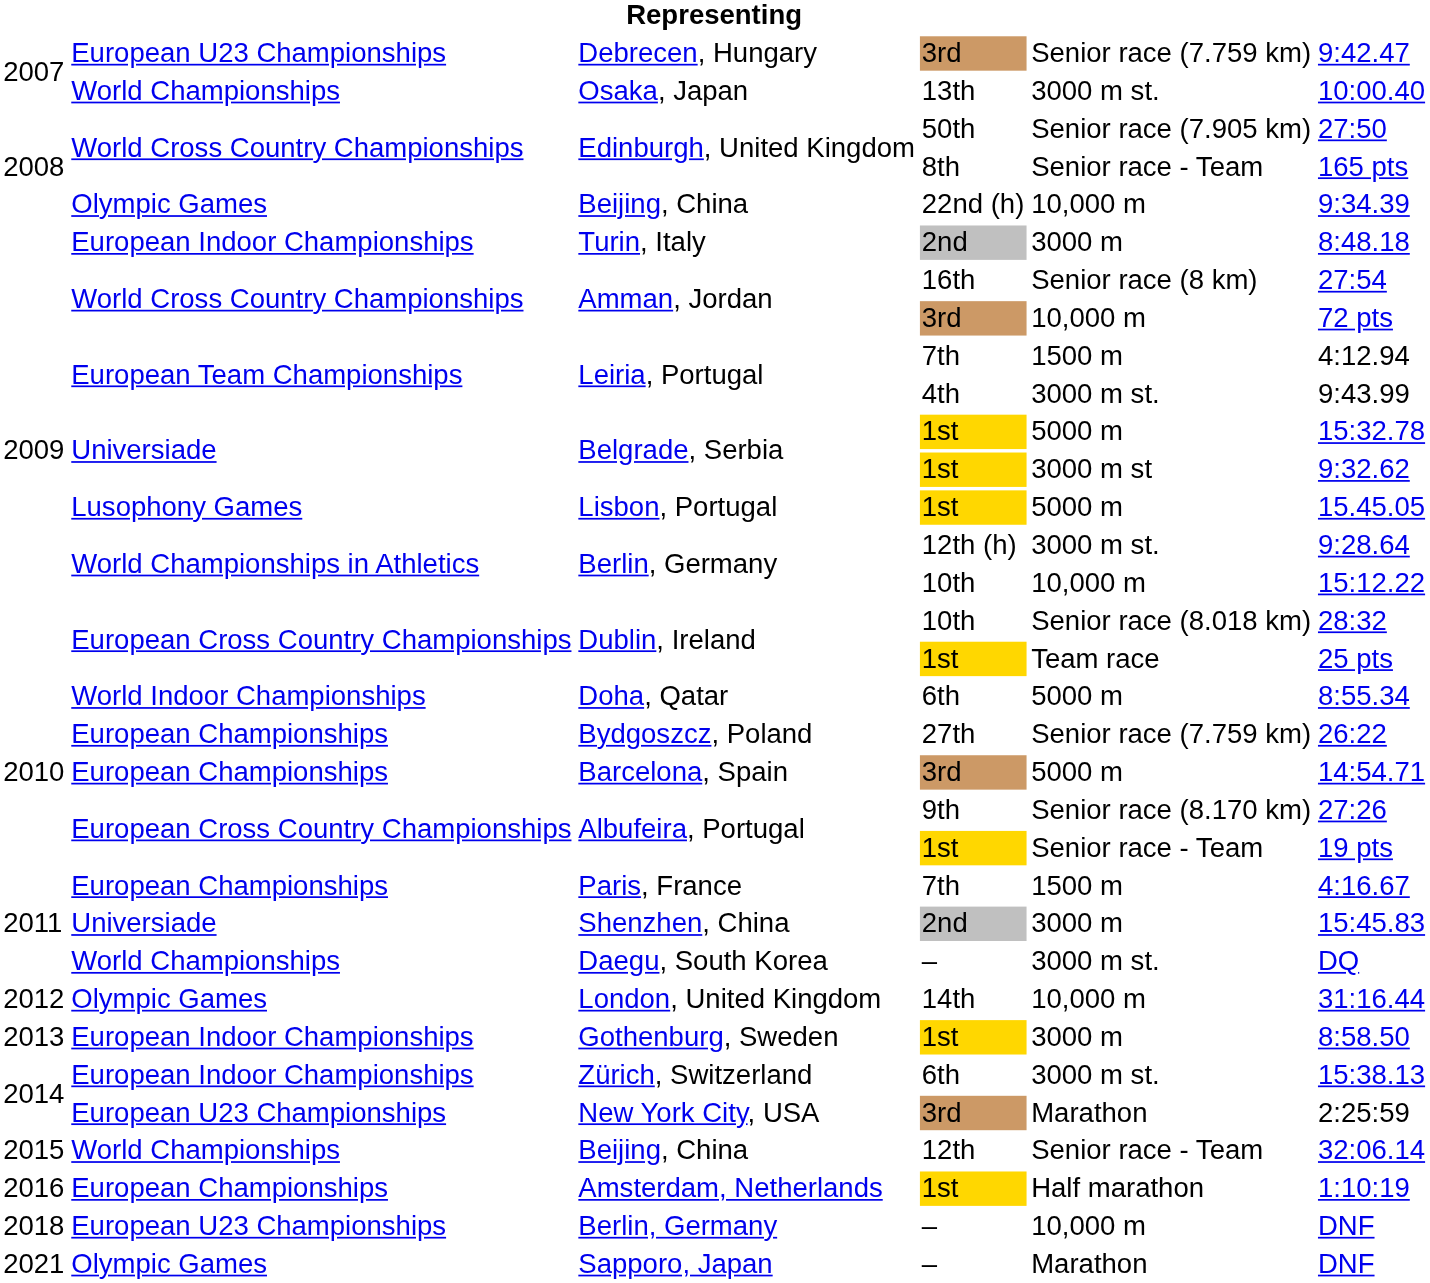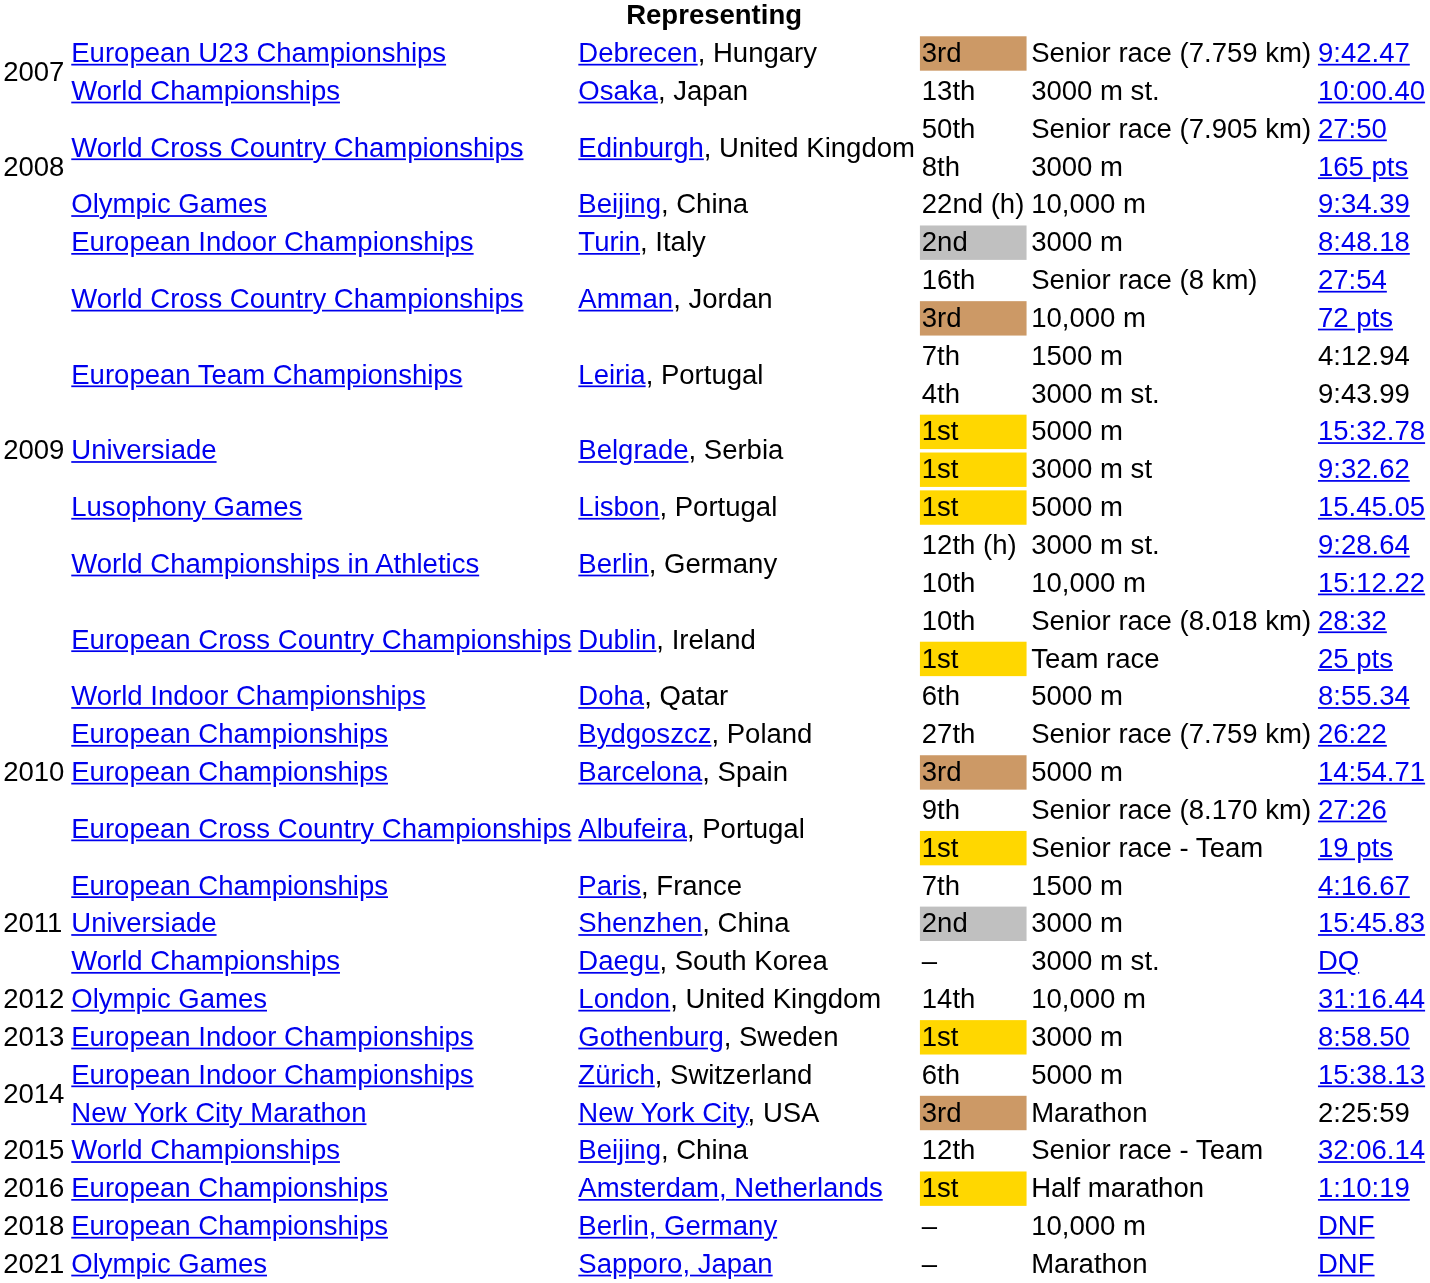(1147, 166) Senior race - Team -> (1077, 166) 3000 m
(1095, 1074) 3000 m st. -> (1077, 1074) 5000 m
(259, 1112) European U23 Championships -> (219, 1112) New York City Marathon
(259, 1226) European U23 Championships -> (230, 1226) European Championships
